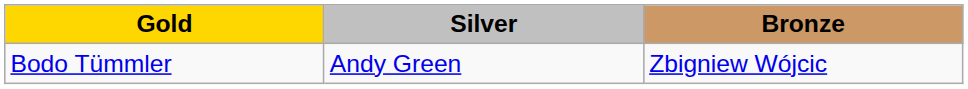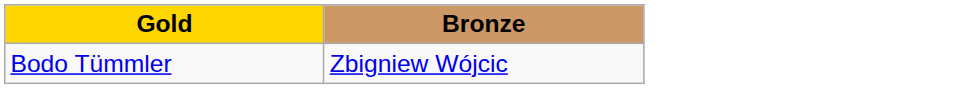- column: (484, 24)
